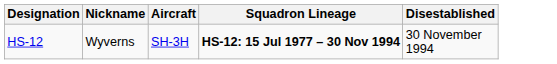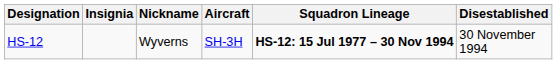+ column: (109, 14)
